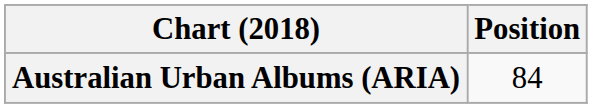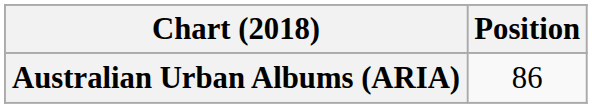(527, 77) 84 -> (527, 77) 86
